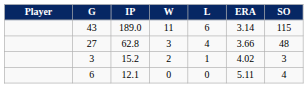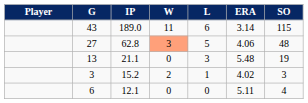(169, 43) no background -> (169, 43) lightsalmon background
(207, 43) 4 -> (207, 43) 5
(245, 43) 3.66 -> (245, 43) 4.06
+ row: (92, 59)
